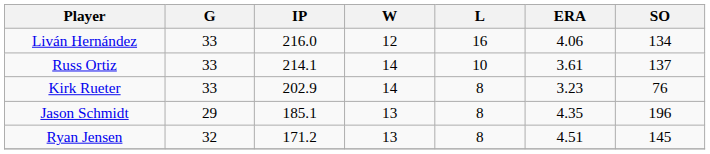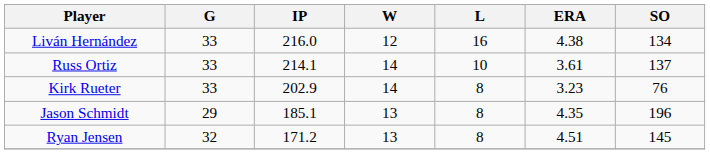(570, 40) 4.06 -> (570, 40) 4.38
